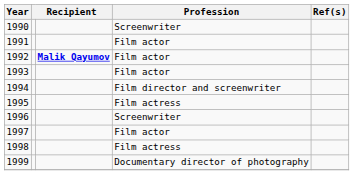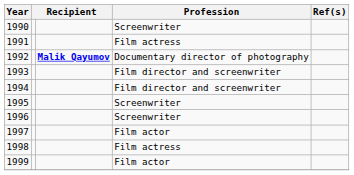(142, 42) Film actor -> (148, 42) Film actress
(142, 57) Film actor -> (211, 57) Documentary director of photography
(142, 72) Film actor -> (198, 72) Film director and screenwriter
(148, 102) Film actress -> (148, 102) Screenwriter
(211, 162) Documentary director of photography -> (142, 162) Film actor
